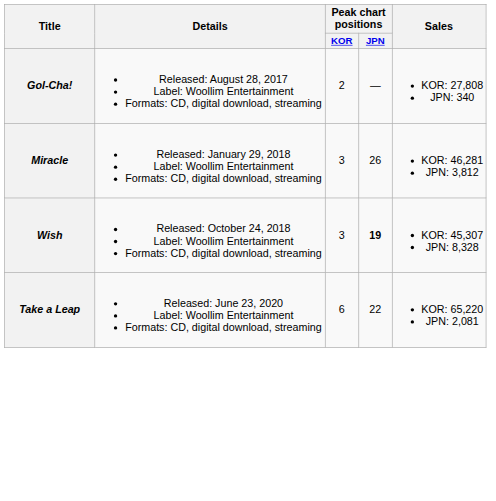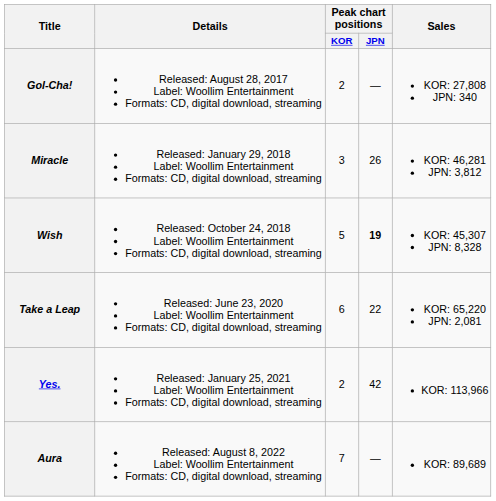(342, 235) 3 -> (342, 235) 5
+ row: (50, 384)
+ row: (50, 459)
